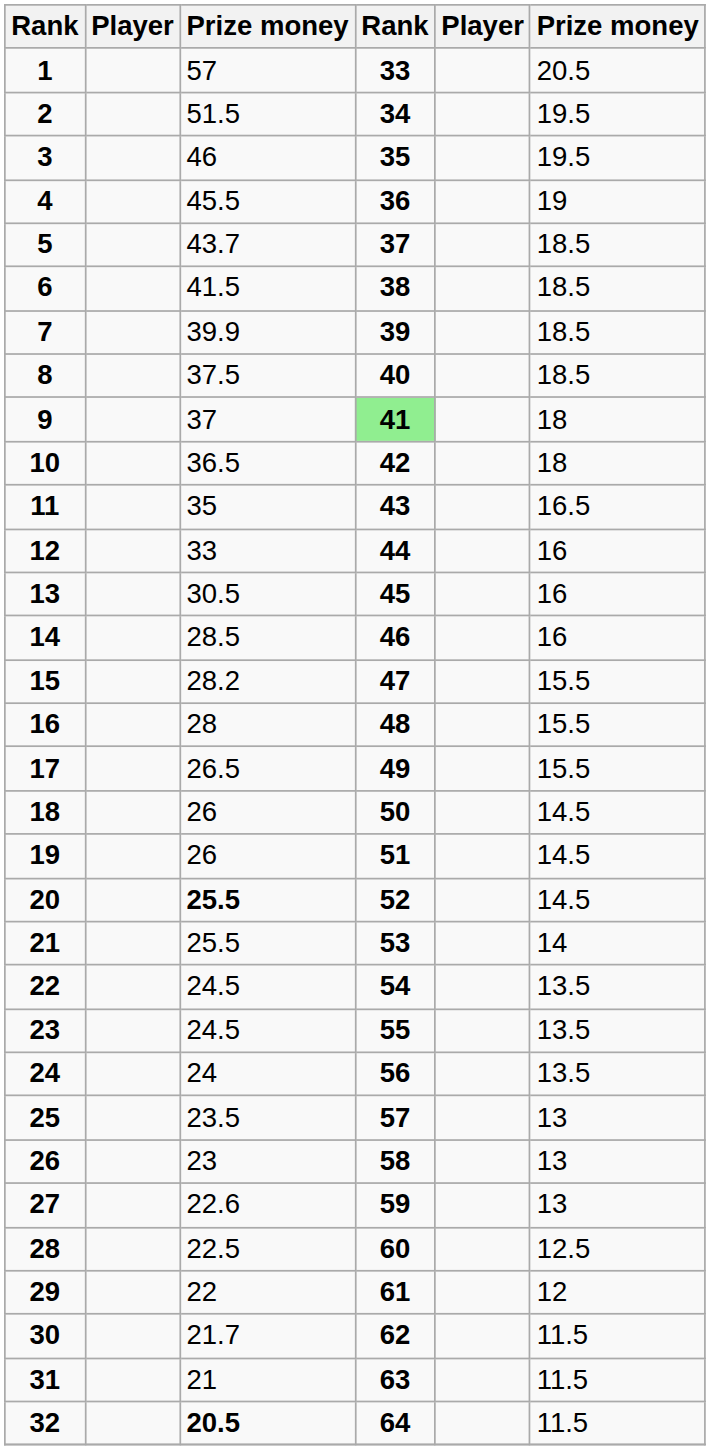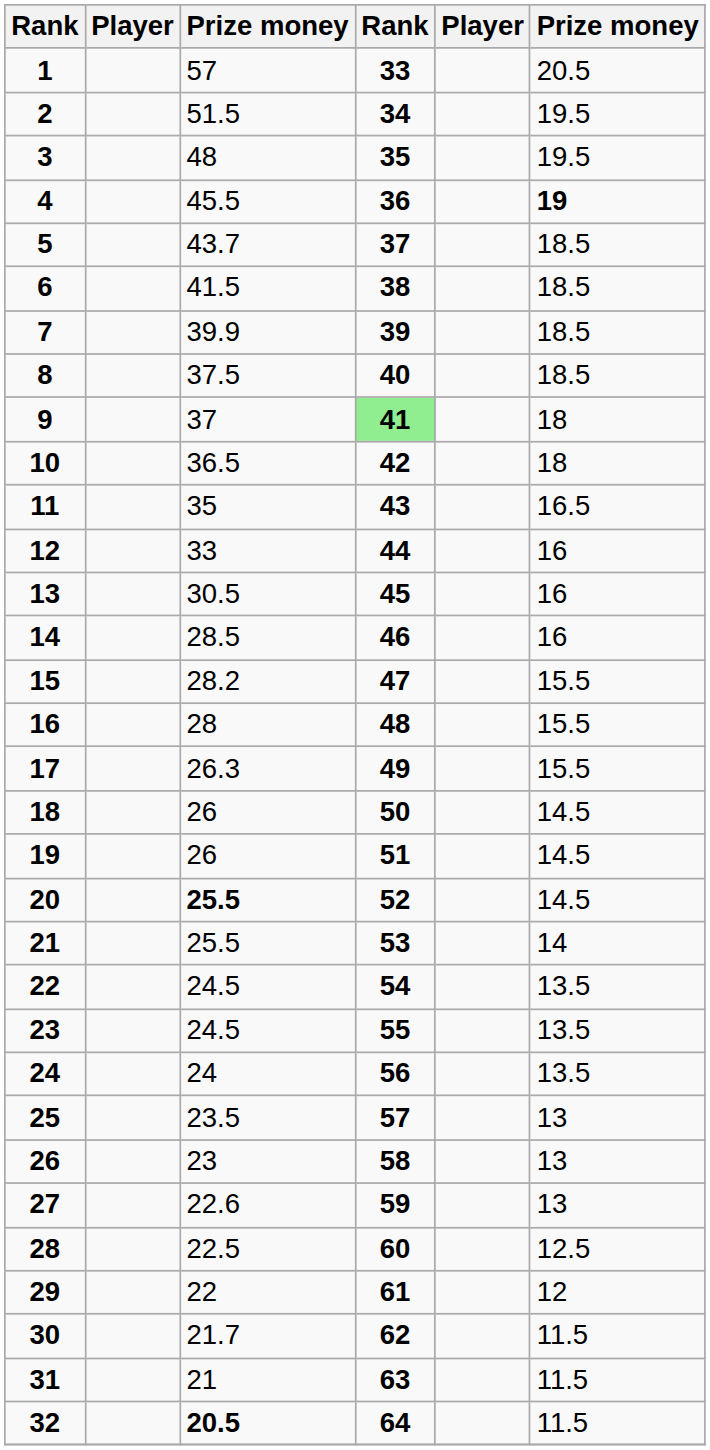(202, 157) 46 -> (202, 157) 48
(552, 200) normal -> (552, 200) bold
(213, 768) 26.5 -> (213, 768) 26.3
